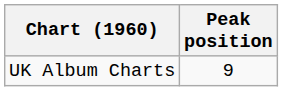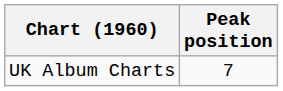(228, 71) 9 -> (228, 71) 7
